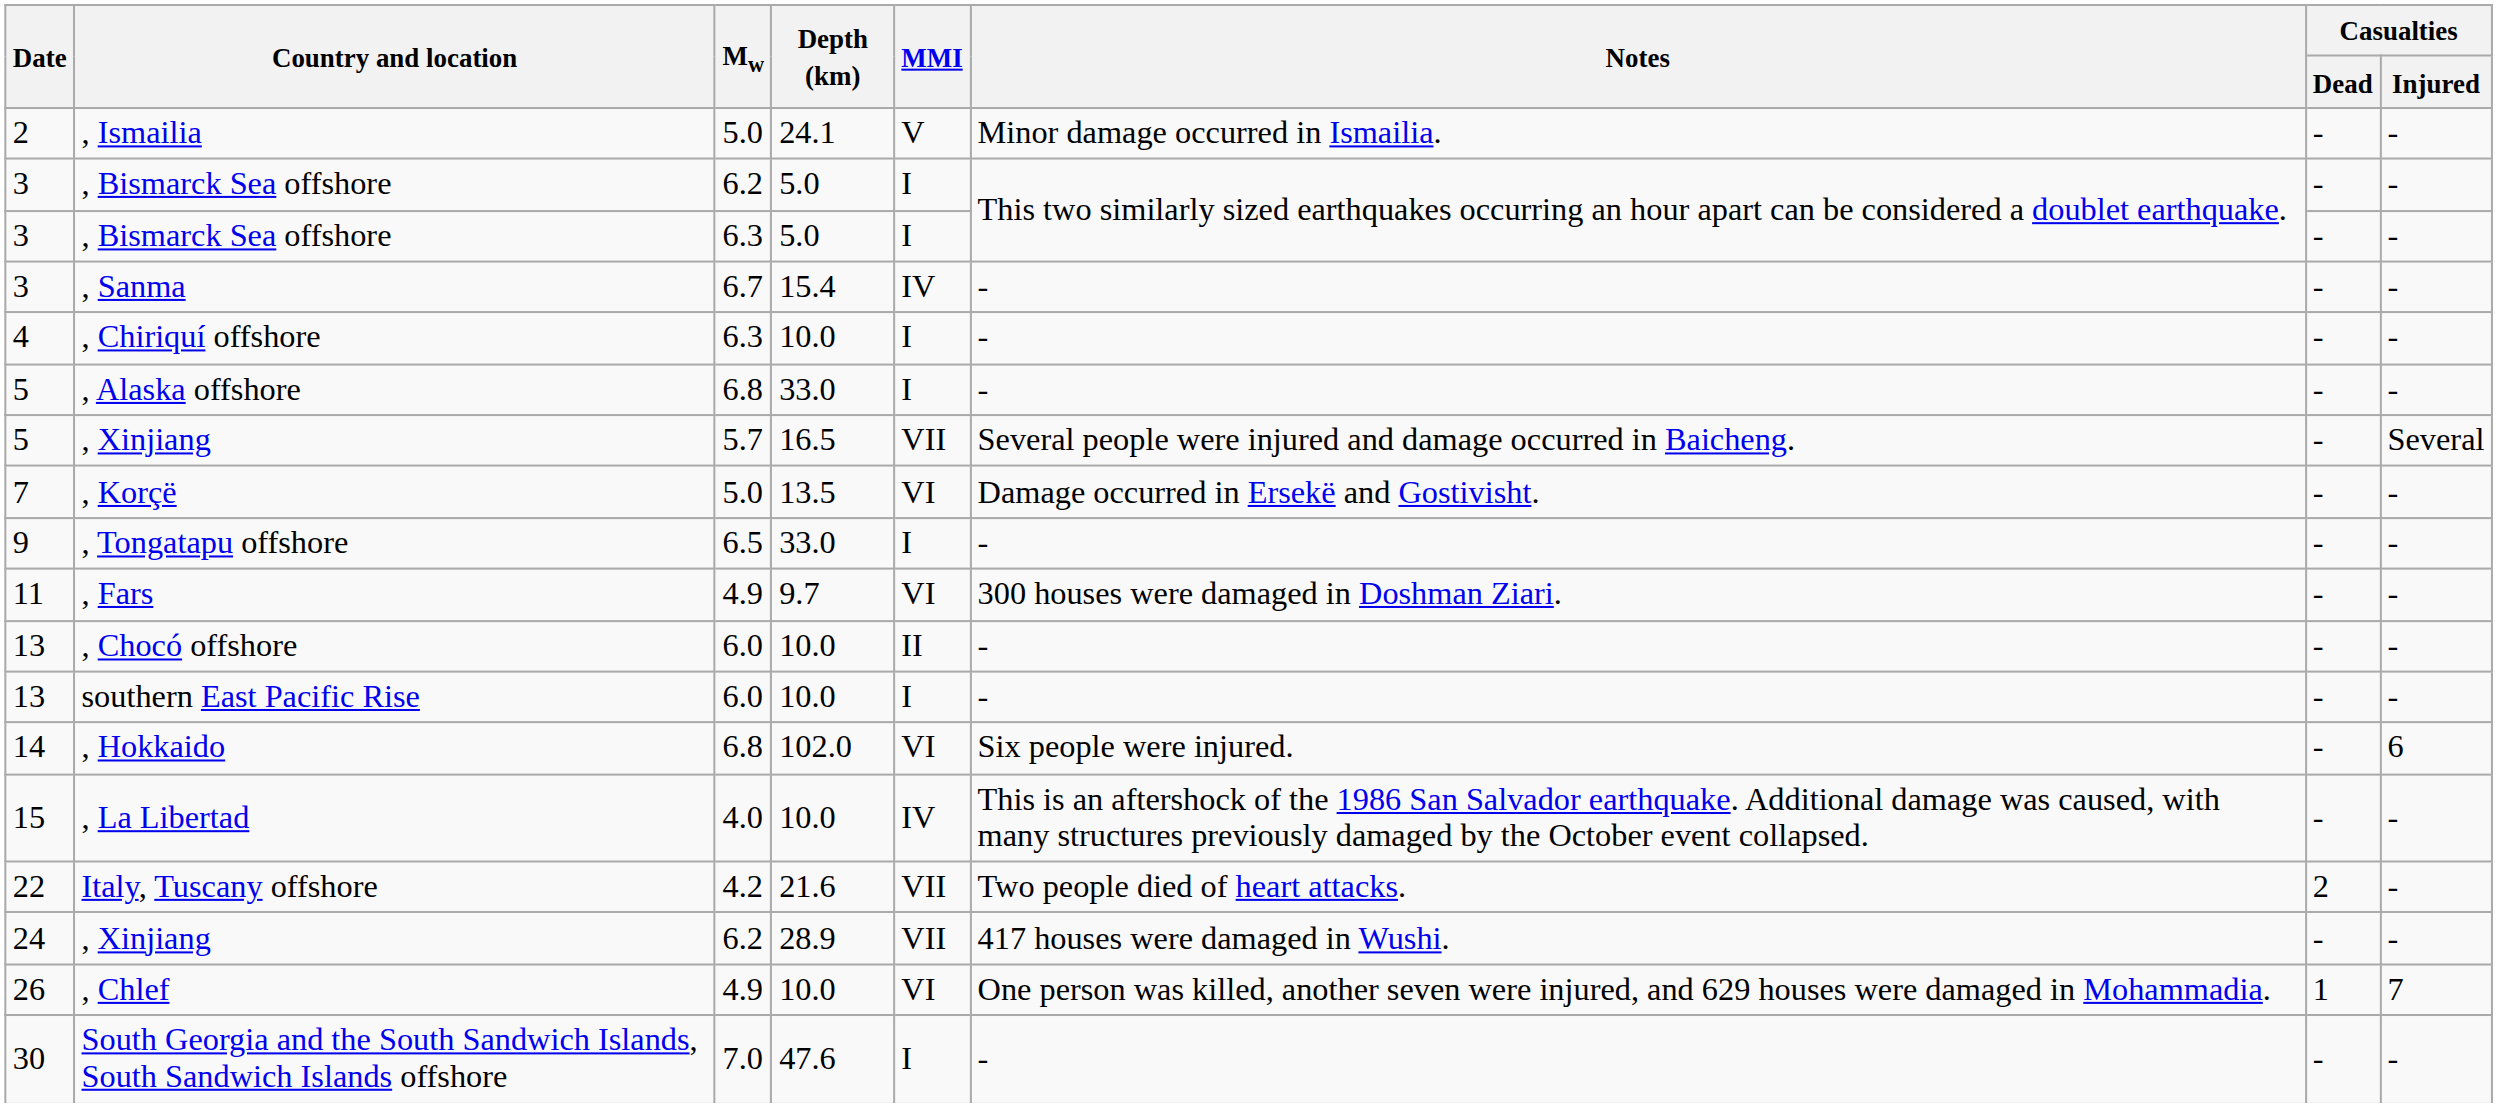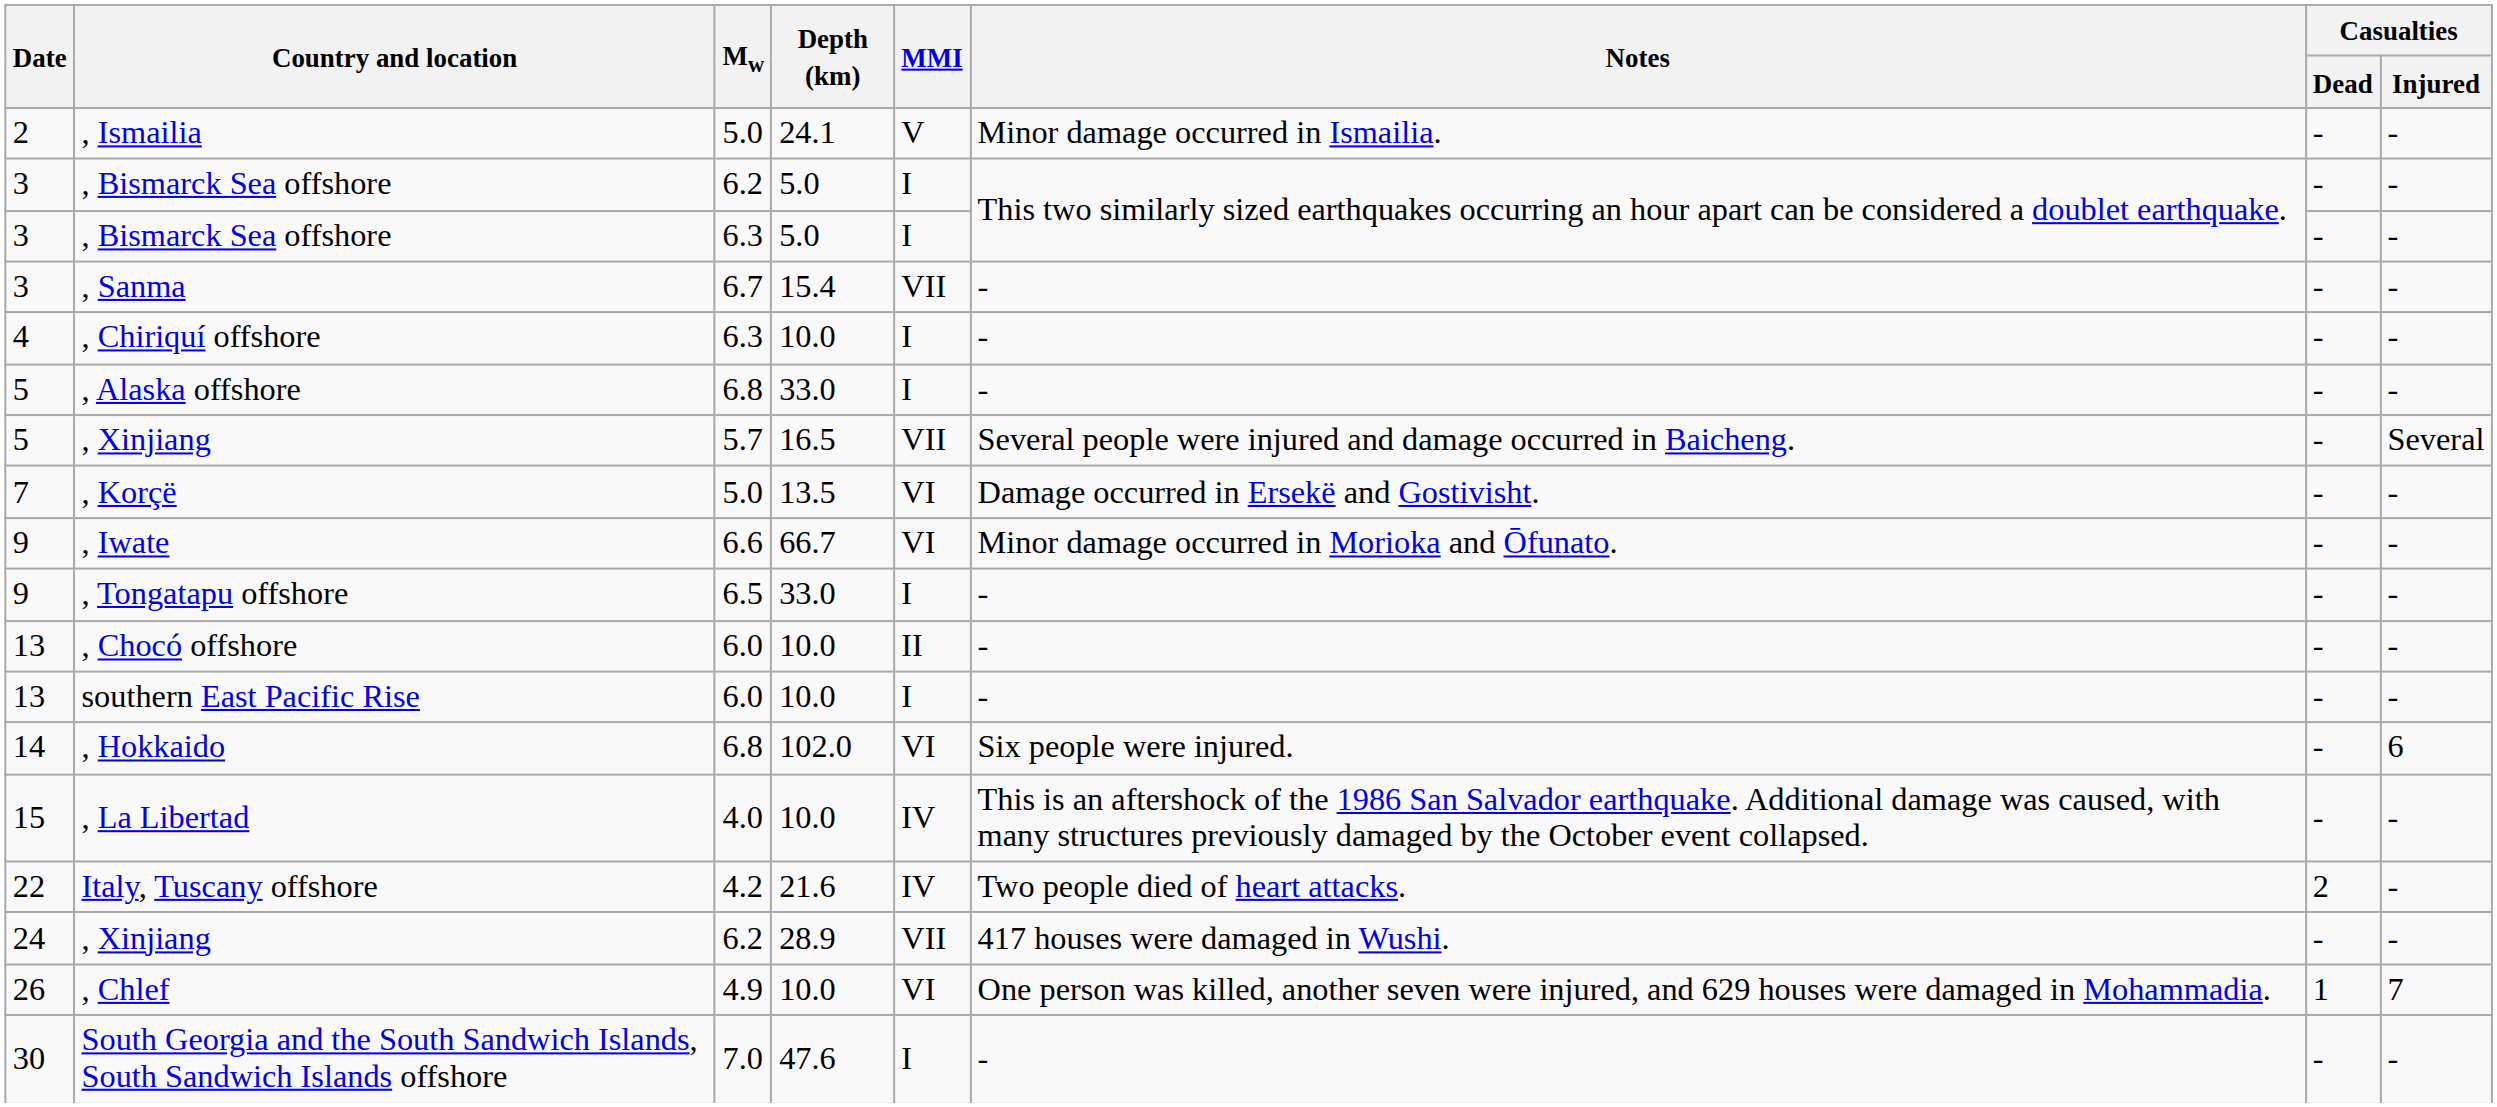(918, 286) IV -> (924, 286) VII
+ row: (125, 542)
- row: (117, 593)
(924, 886) VII -> (918, 886) IV
